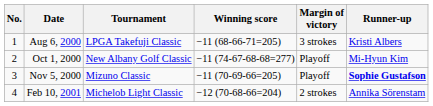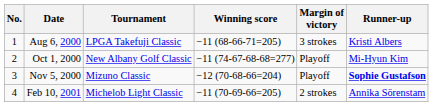(239, 76) −11 (70-69-66=205) -> (239, 76) −12 (70-68-66=204)
(239, 93) −12 (70-68-66=204) -> (239, 93) −11 (70-69-66=205)
